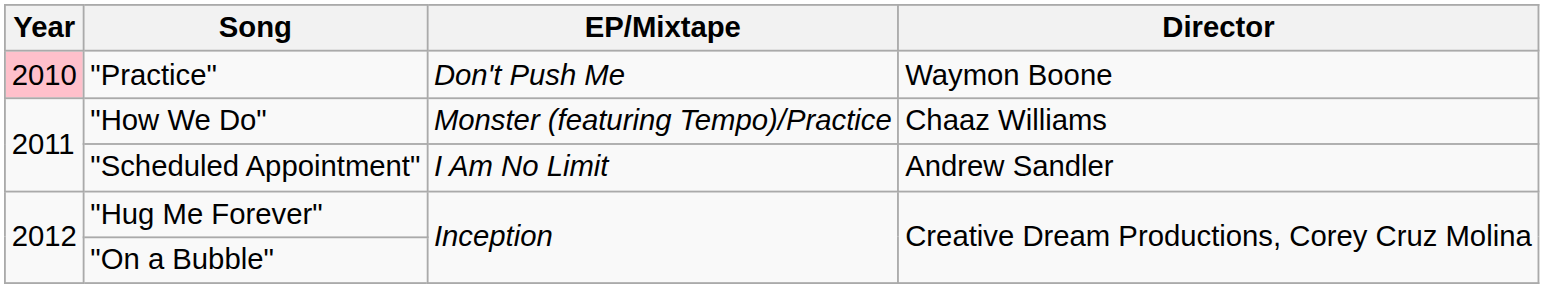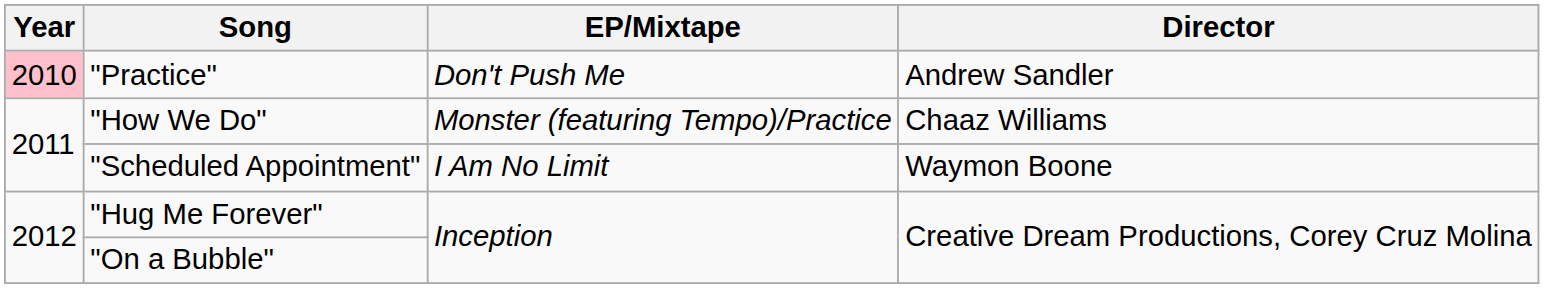(1009, 74) Waymon Boone -> (1009, 74) Andrew Sandler
(1009, 167) Andrew Sandler -> (1009, 167) Waymon Boone
